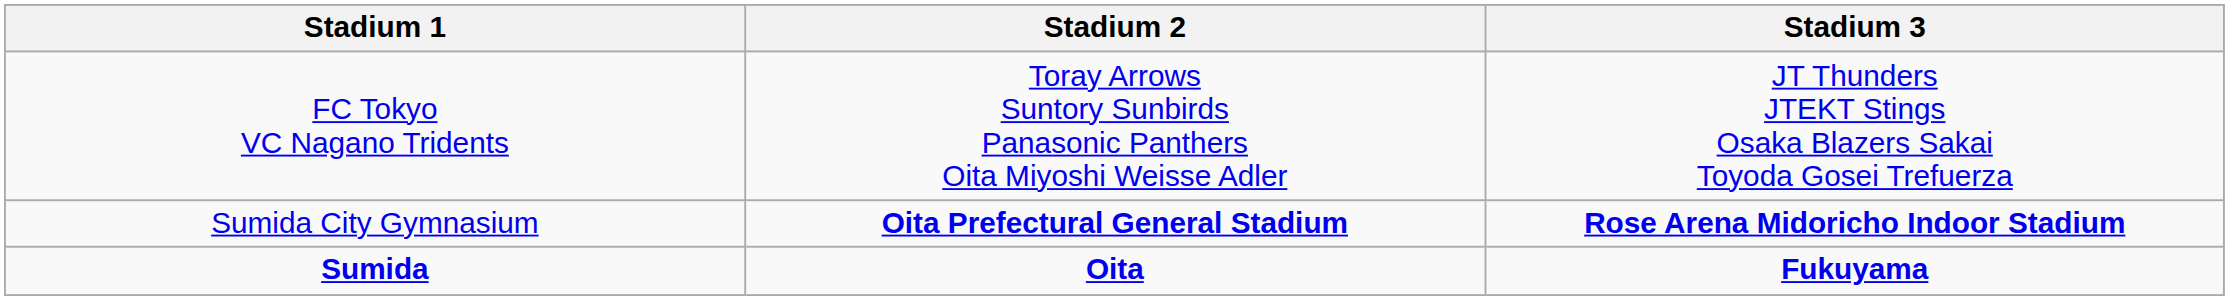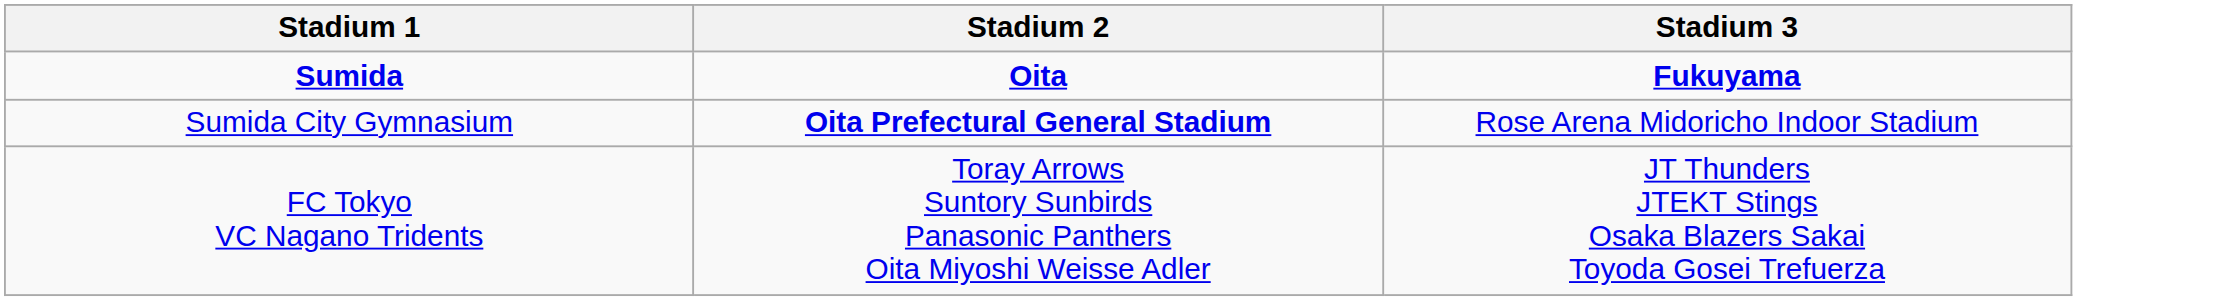rows swapped: (375, 270) <-> (375, 125)
(1855, 222) bold -> (1727, 122) normal
